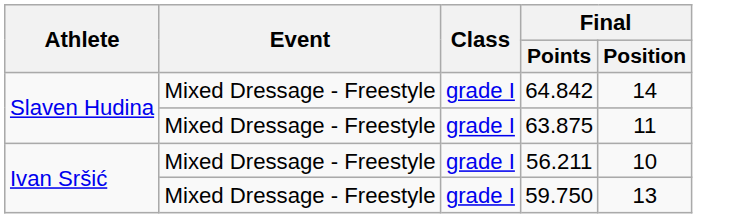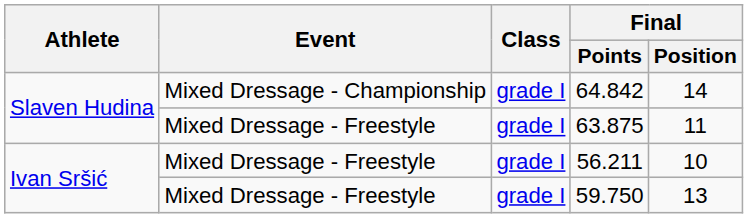(300, 91) Mixed Dressage - Freestyle -> (325, 91) Mixed Dressage - Championship
